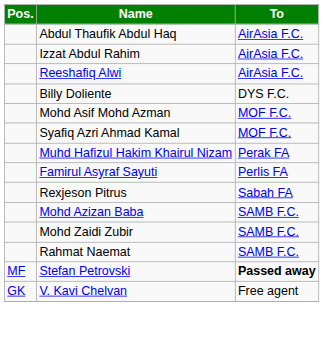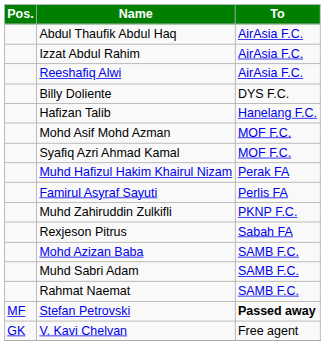+ row: (75, 113)
+ row: (106, 212)
- row: (86, 232)
+ row: (89, 271)
